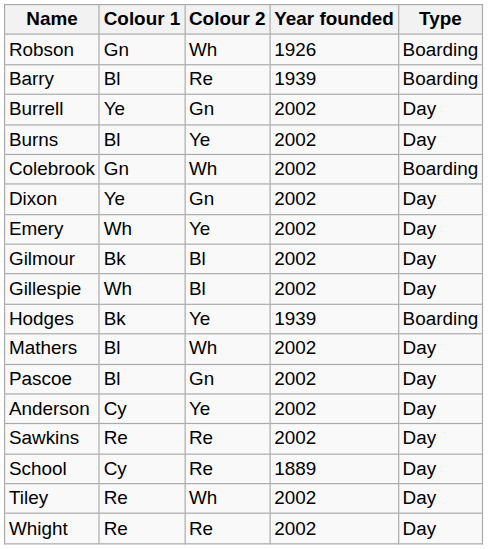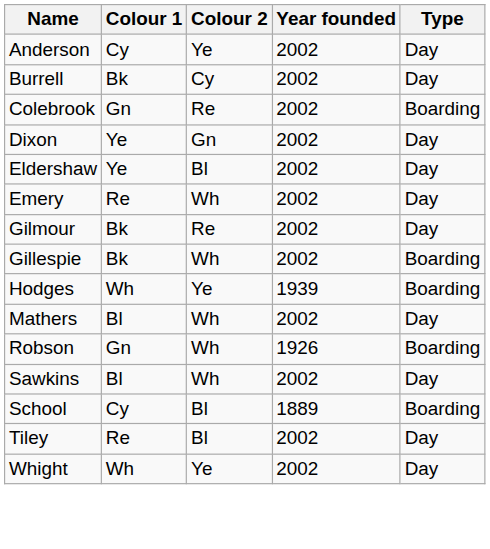rows swapped: (49, 408) <-> (41, 49)
- row: (31, 79)
(114, 109) Ye -> (117, 79) Bk
(202, 109) Gn -> (203, 79) Cy
- row: (34, 139)
(203, 169) Wh -> (203, 109) Re
+ row: (53, 169)
(118, 229) Wh -> (118, 199) Re
(200, 229) Ye -> (205, 199) Wh
(197, 259) Bl -> (203, 229) Re
(118, 288) Wh -> (117, 259) Bk
(197, 288) Bl -> (205, 259) Wh
(419, 288) Day -> (442, 259) Boarding
(115, 318) Bk -> (120, 288) Wh
- row: (40, 378)
(116, 438) Re -> (114, 378) Bl
(201, 438) Re -> (205, 378) Wh
(201, 468) Re -> (199, 408) Bl
(419, 468) Day -> (442, 408) Boarding
(203, 498) Wh -> (199, 438) Bl
(116, 528) Re -> (120, 468) Wh
(201, 528) Re -> (202, 468) Ye
